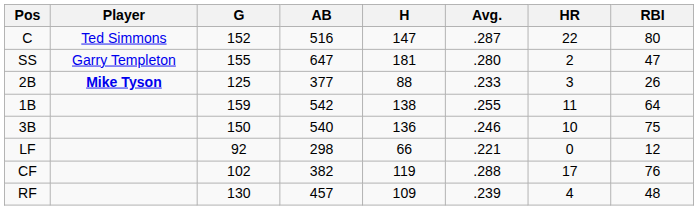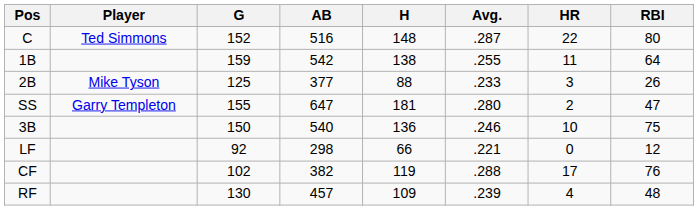(404, 37) 147 -> (404, 37) 148
rows swapped: (27, 104) <-> (27, 60)
(124, 82) bold -> (124, 82) normal
